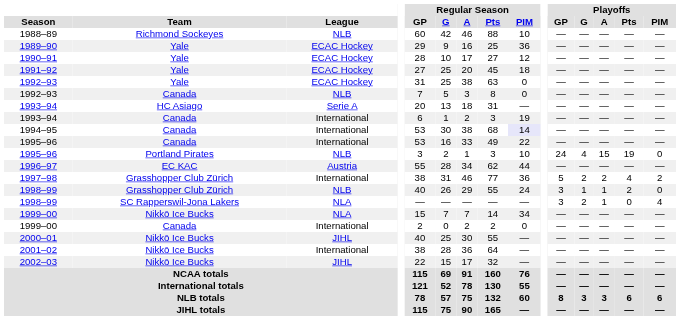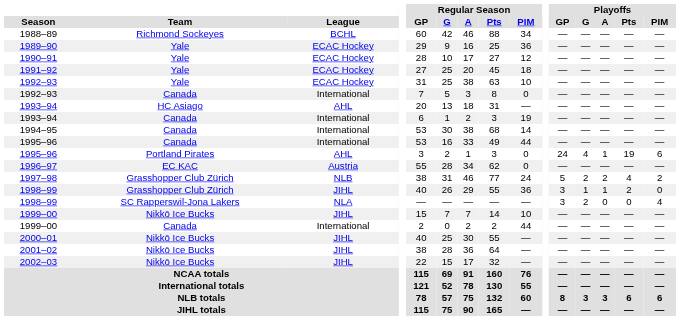(342, 34) NLB -> (343, 34) BCHL
(524, 34) 10 -> (526, 34) 34
(524, 82) 0 -> (526, 82) 10
(342, 94) NLB -> (343, 94) International
(342, 106) Serie A -> (343, 106) AHL
(524, 130) lavender background -> (526, 130) no background
(524, 142) 22 -> (526, 142) 44
(342, 154) NLB -> (343, 154) AHL
(524, 154) 10 -> (526, 154) 0
(604, 154) 15 -> (605, 154) 1
(660, 154) 0 -> (660, 154) 6
(524, 166) 44 -> (526, 166) 0
(342, 178) International -> (343, 178) NLB
(524, 178) 36 -> (526, 178) 24
(342, 190) NLB -> (343, 190) JIHL
(524, 190) 24 -> (526, 190) 36
(604, 202) 1 -> (605, 202) 0
(342, 214) NLA -> (343, 214) JIHL
(524, 214) 34 -> (526, 214) 10
(524, 226) 0 -> (526, 226) 44
(342, 250) International -> (343, 250) JIHL
